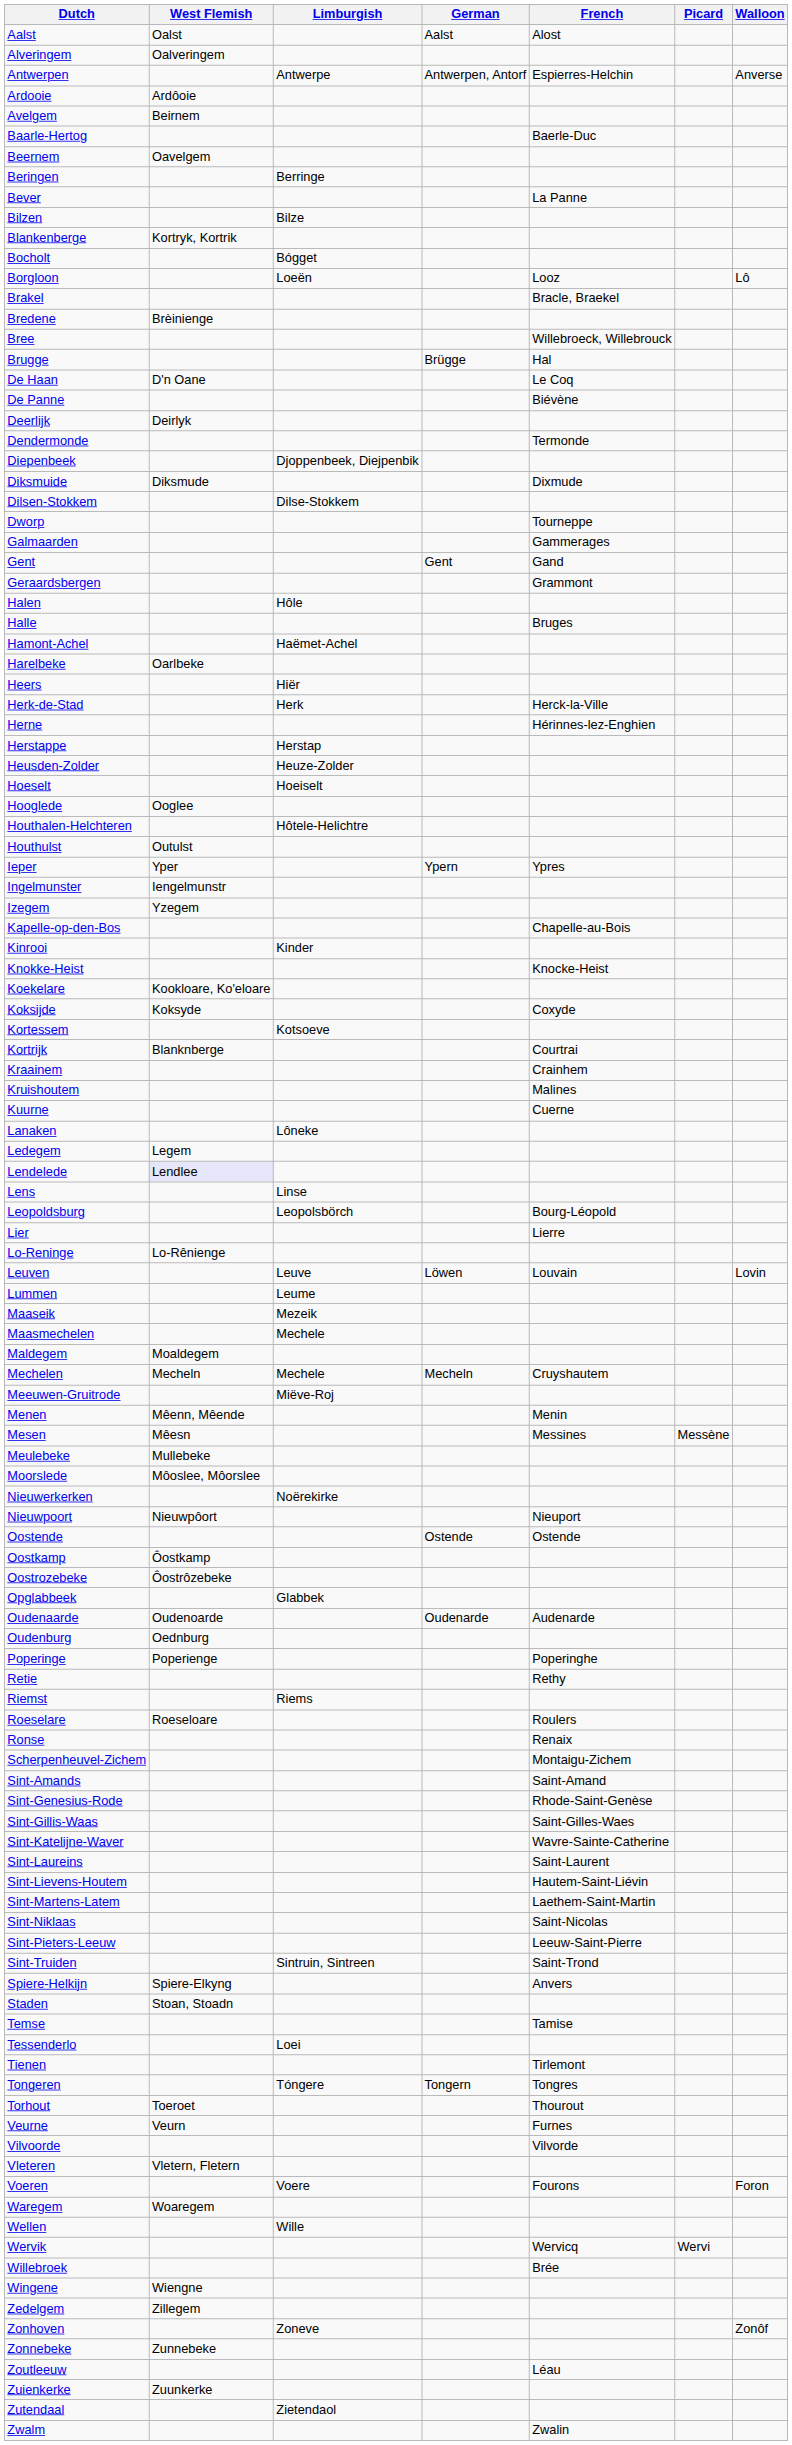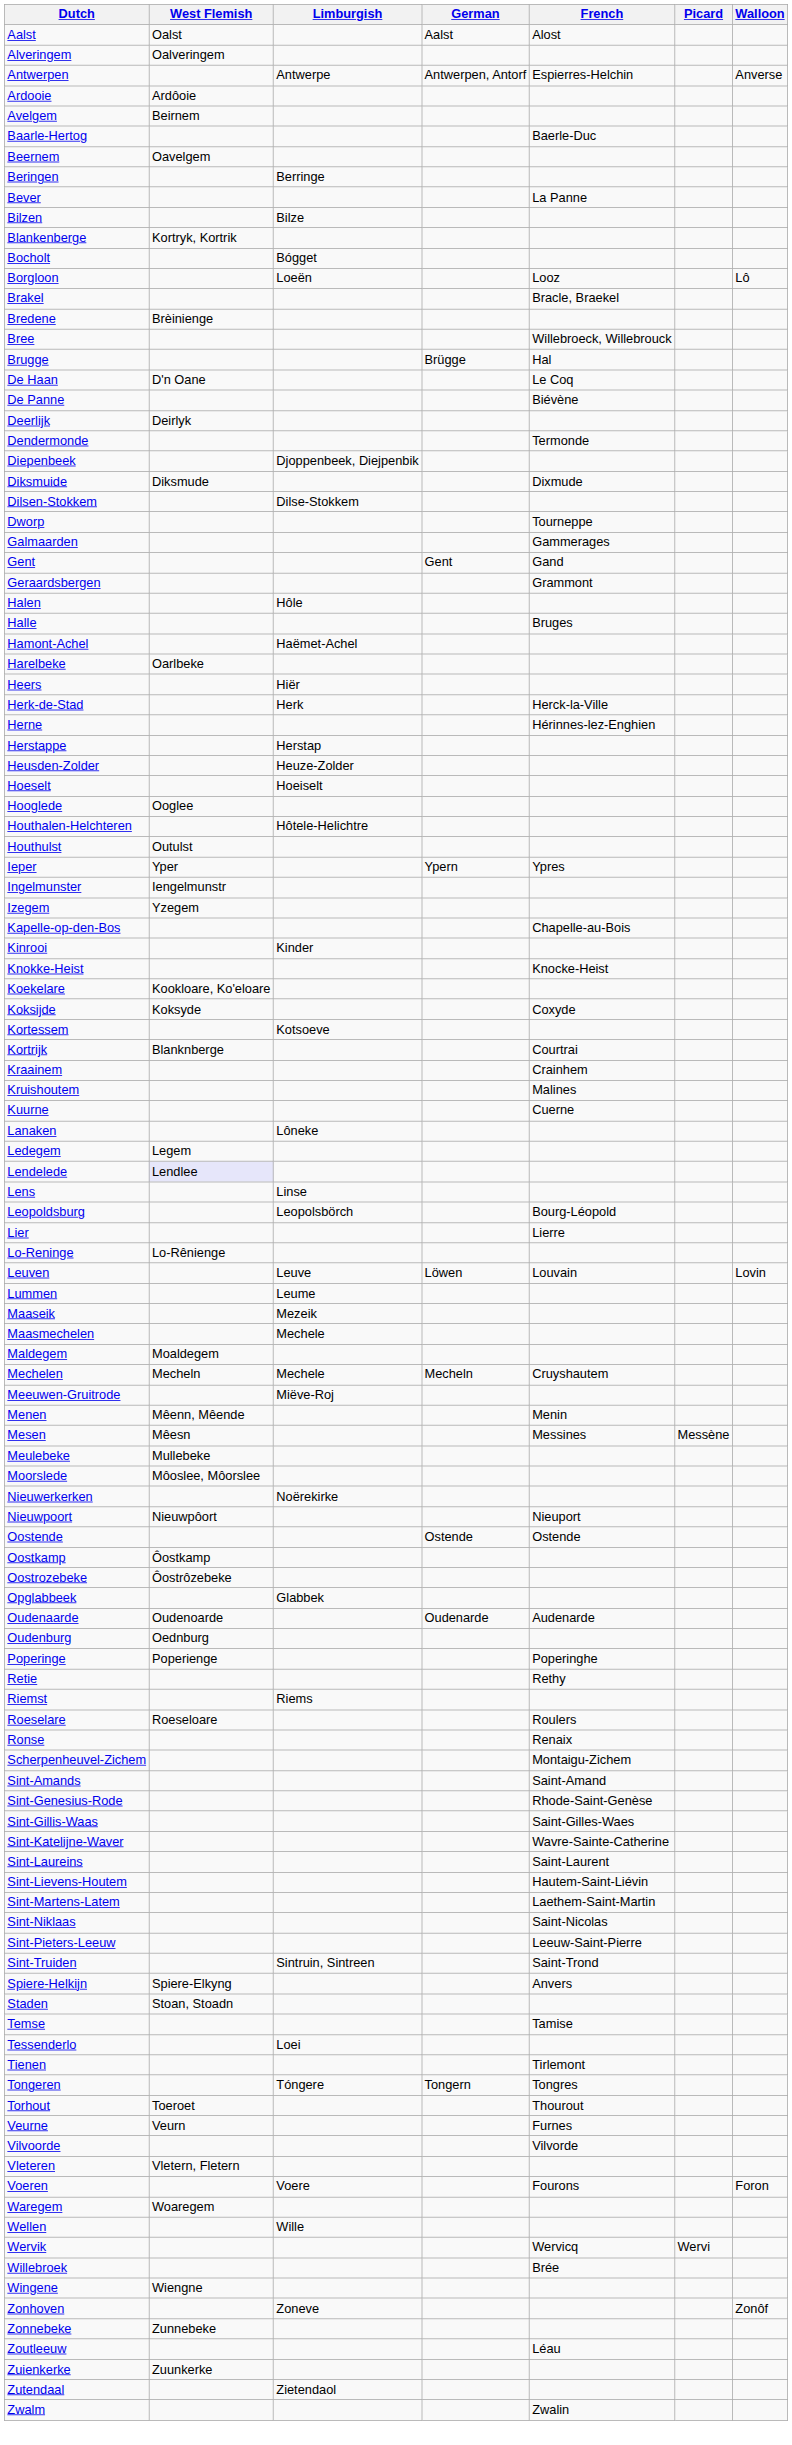- row: (36, 2308)
